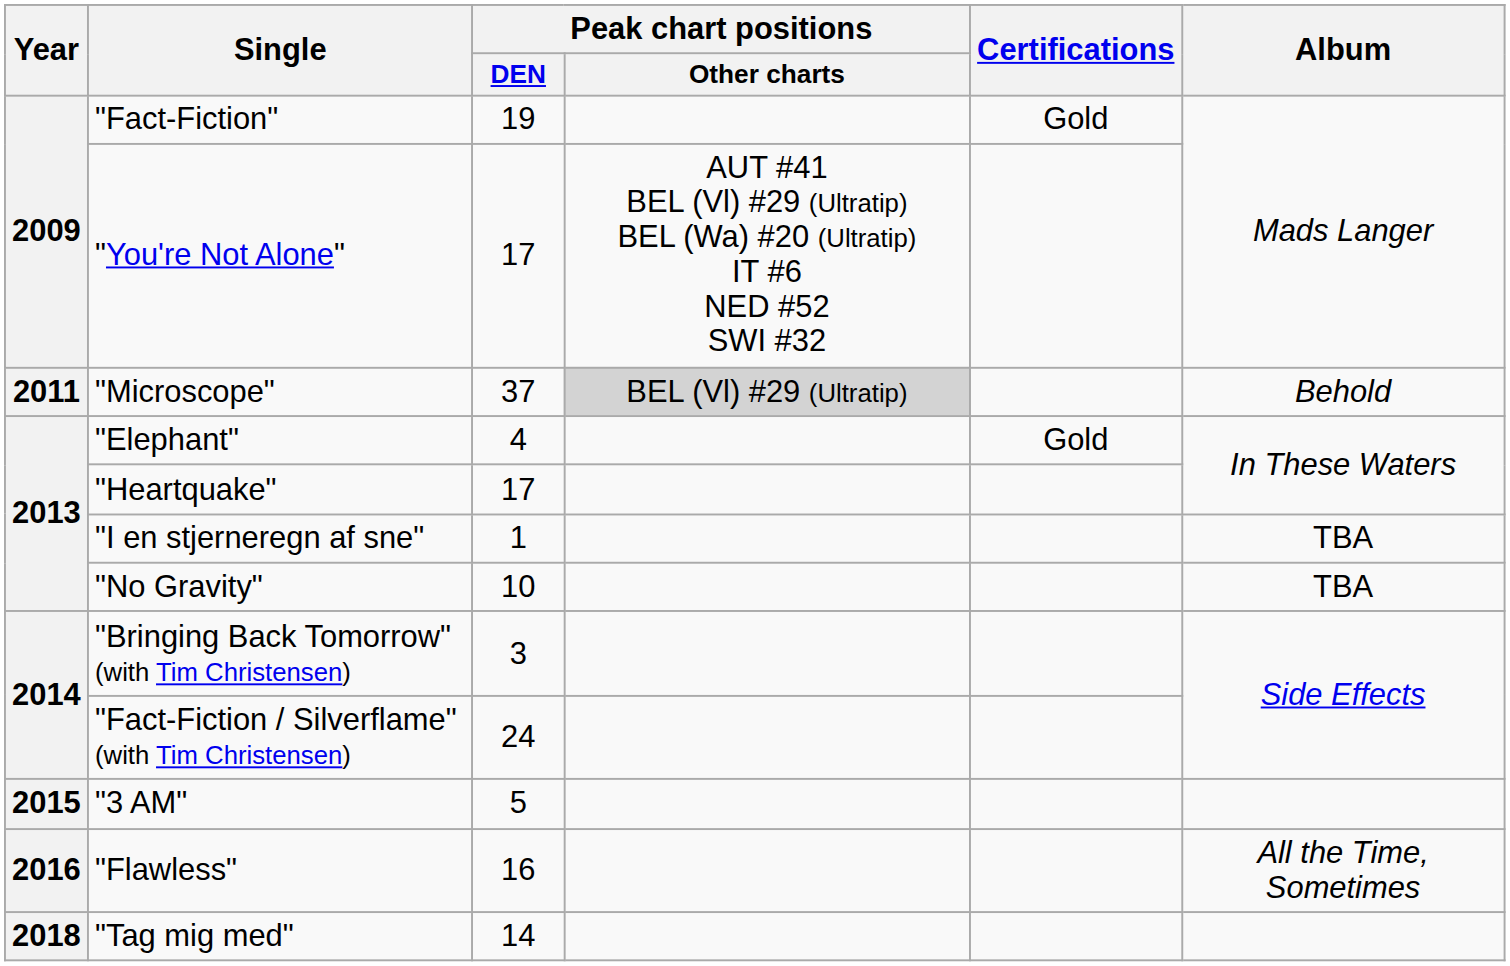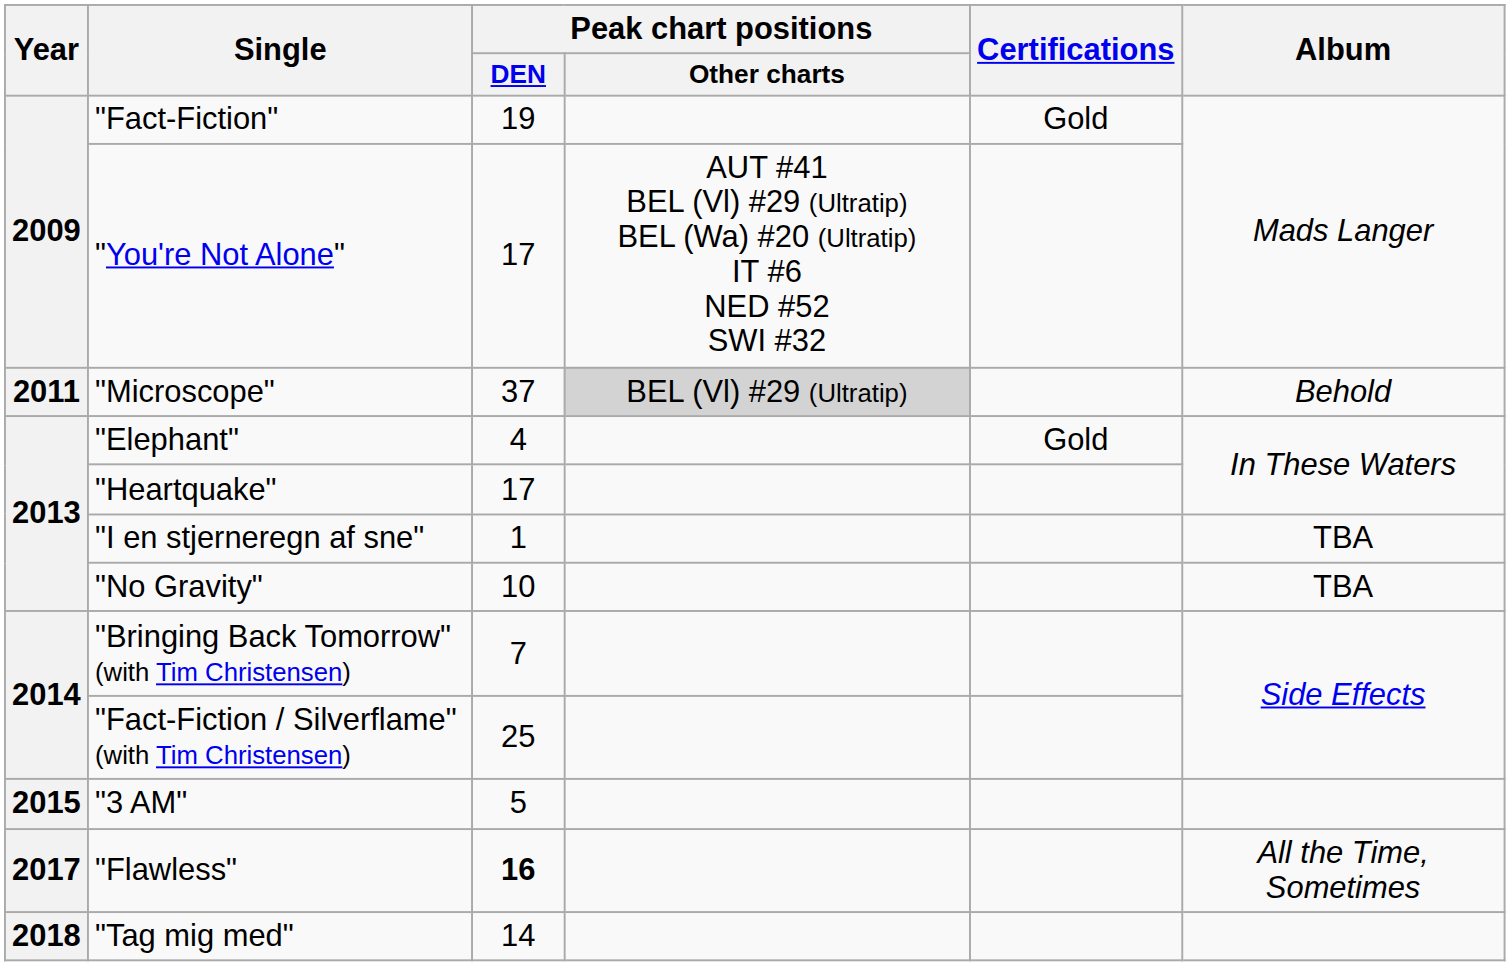(518, 653) 3 -> (518, 653) 7
(518, 736) 24 -> (518, 736) 25
(46, 869) 2016 -> (46, 869) 2017
(518, 869) normal -> (518, 869) bold
